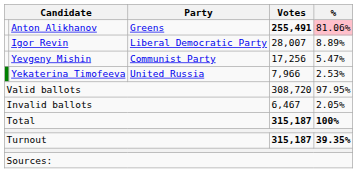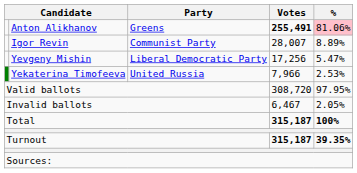(198, 43) Liberal Democratic Party -> (173, 43) Communist Party
(173, 58) Communist Party -> (198, 58) Liberal Democratic Party
